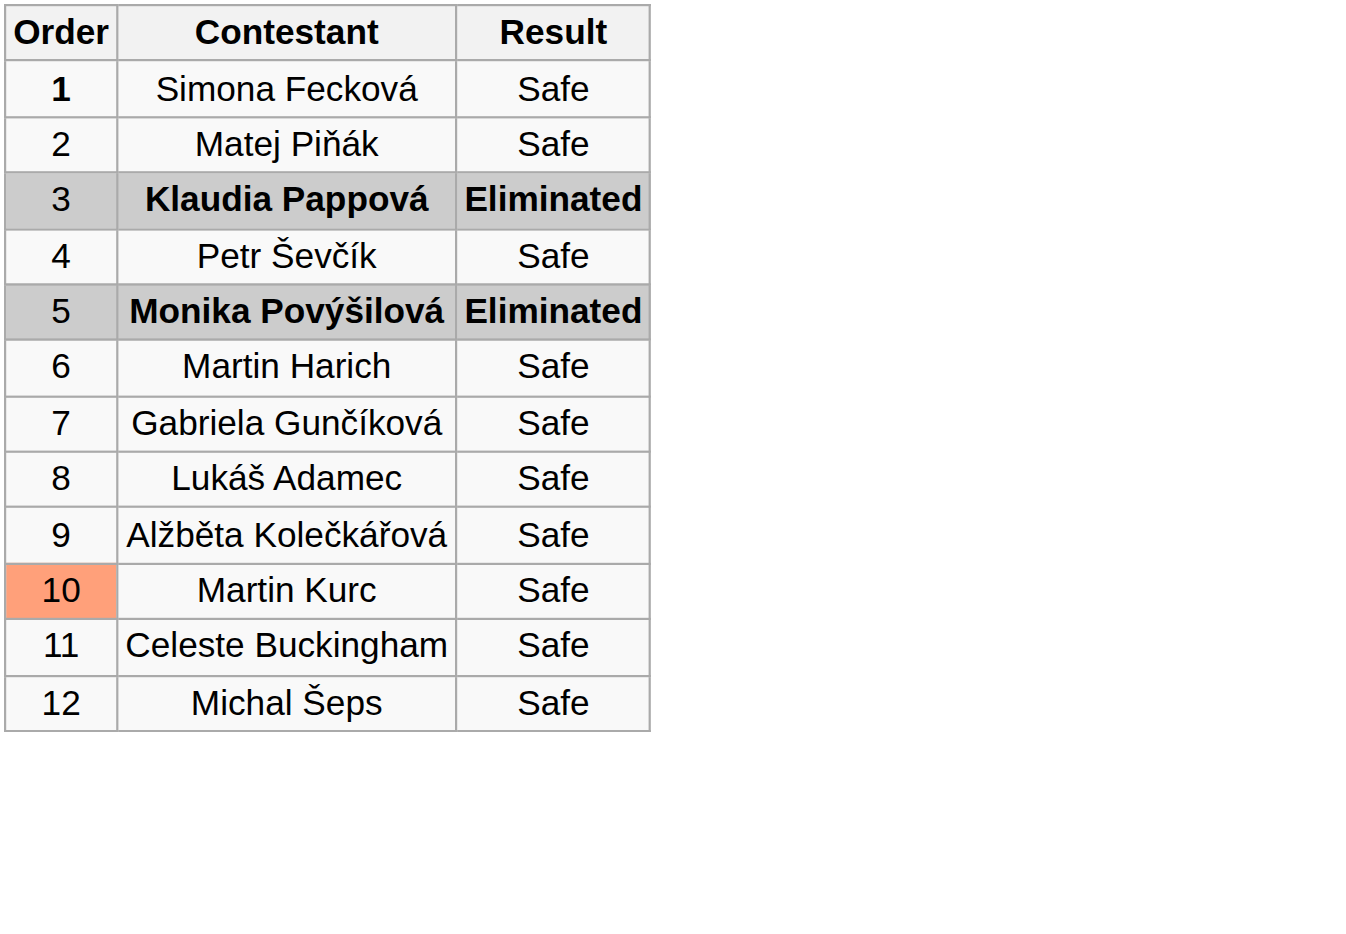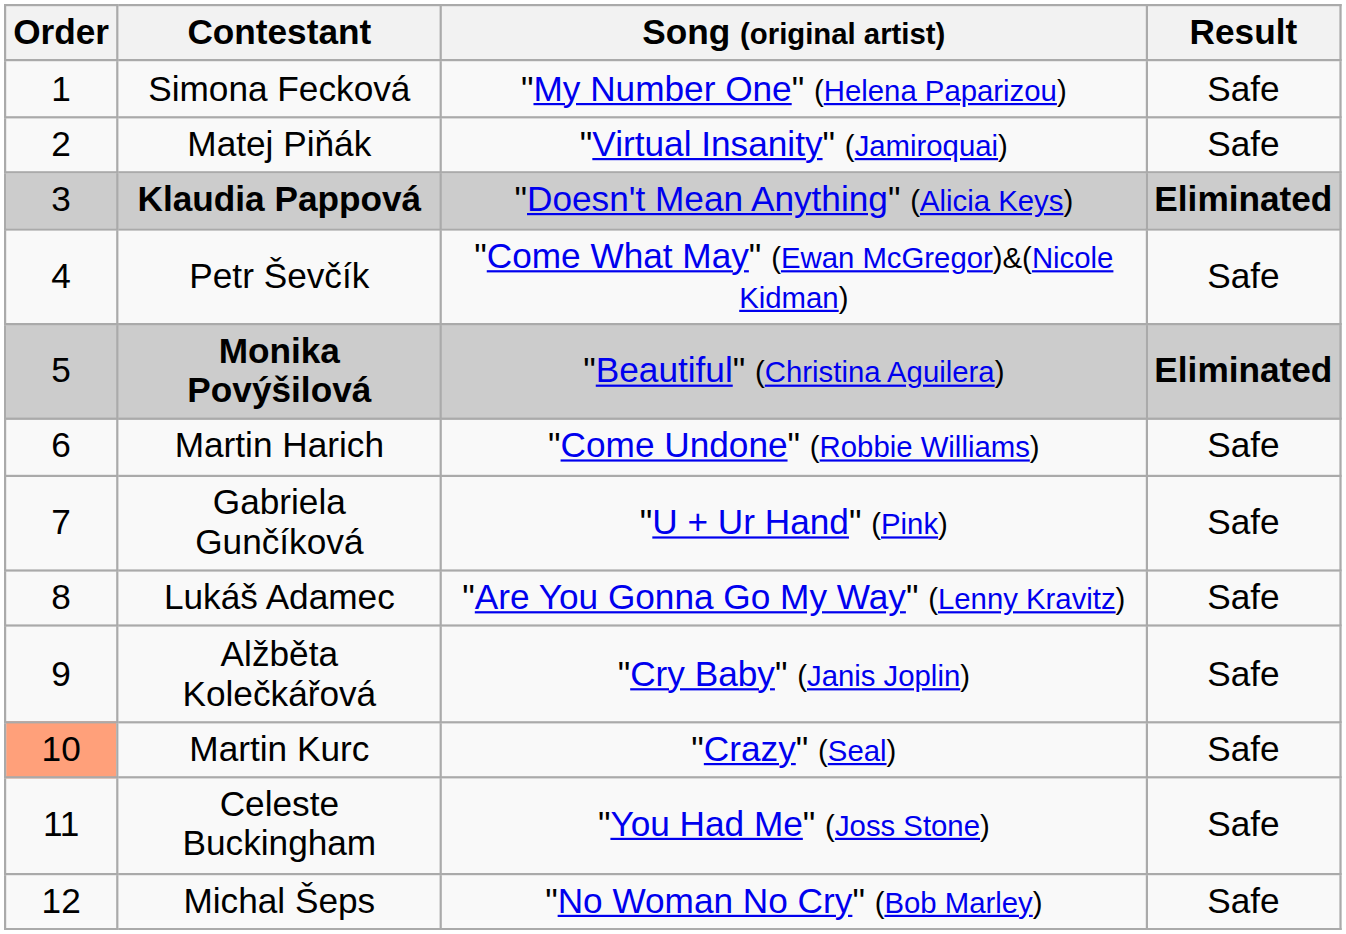+ column: (794, 32)
(61, 88) bold -> (61, 88) normal
